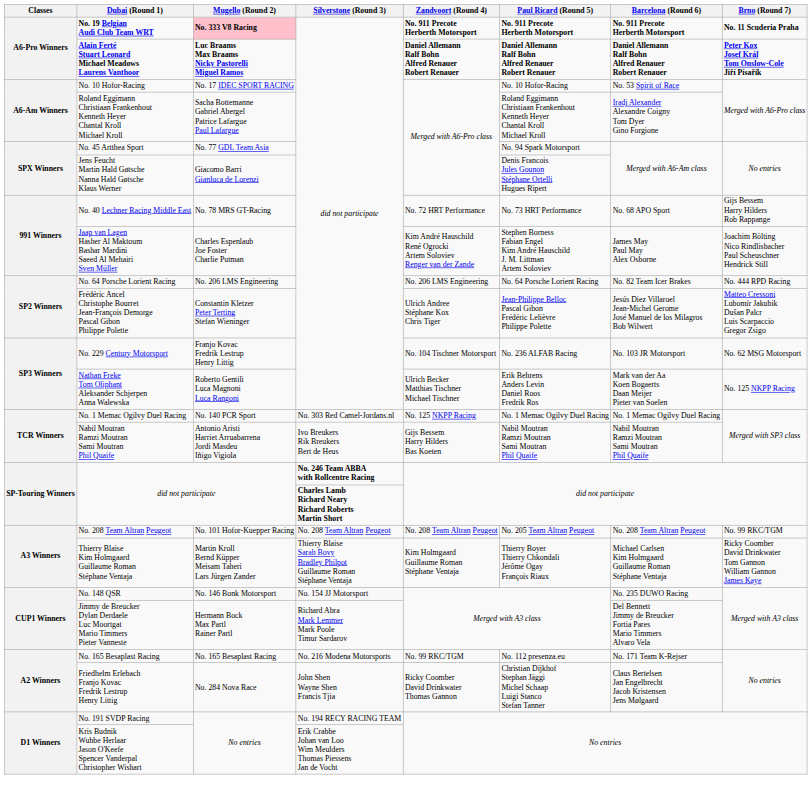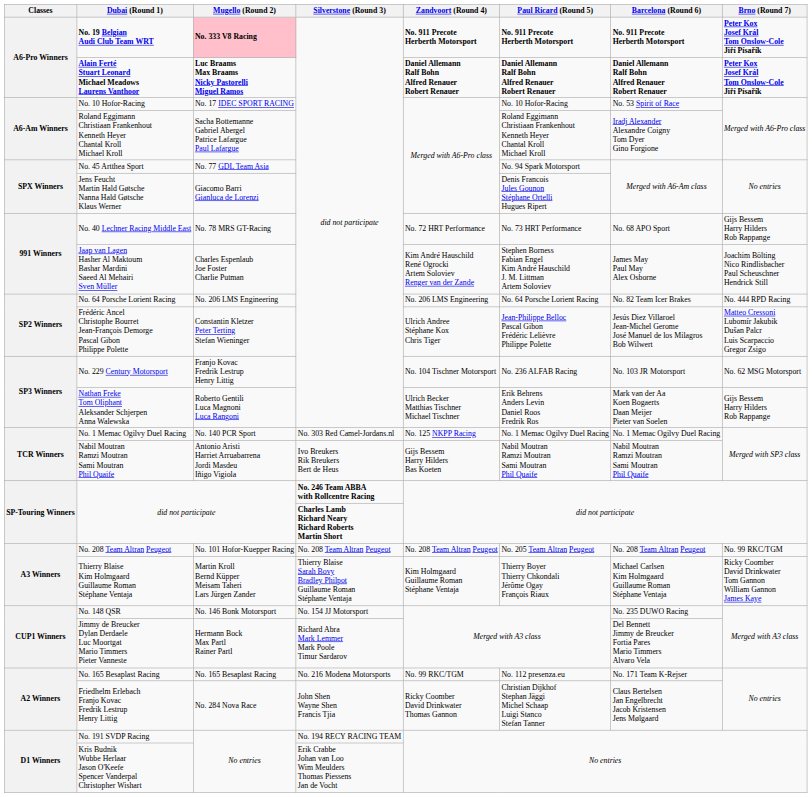(761, 28) No. 11 Scuderia Praha -> (754, 37) Peter Kox Josef Král Tom Onslow-Cole Jiří Písařík
(759, 389) No. 125 NKPP Racing -> (747, 407) Gijs Bessem Harry Hilders Rob Rappange
